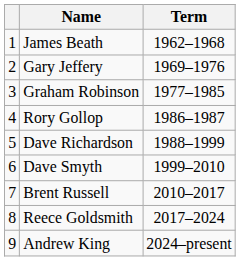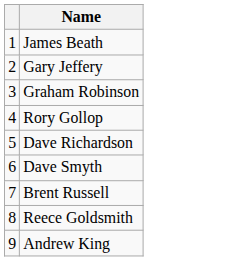- column: (189, 17)
